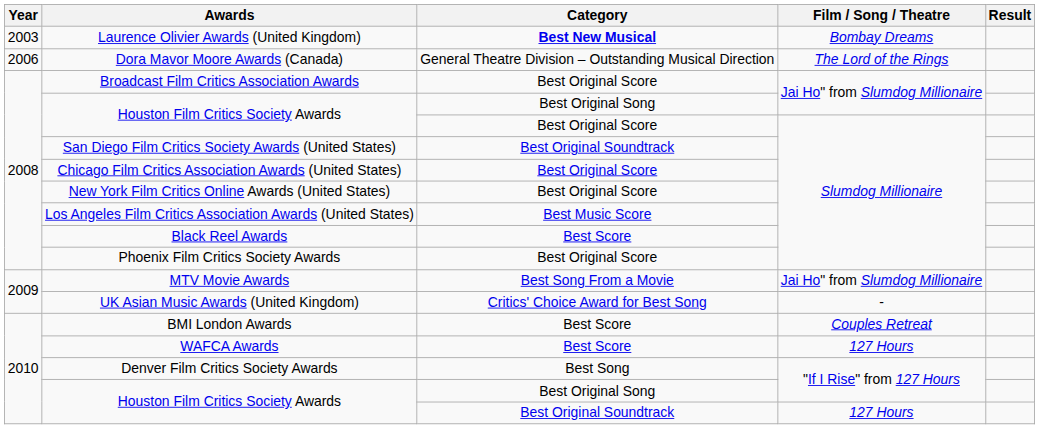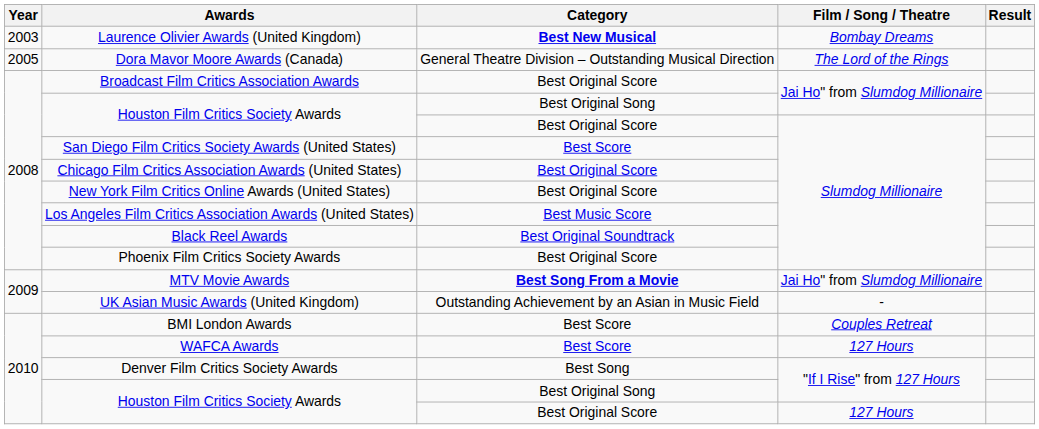(23, 59) 2006 -> (23, 59) 2005
(597, 147) Best Original Soundtrack -> (597, 147) Best Score
(597, 236) Best Score -> (597, 236) Best Original Soundtrack
(597, 280) normal -> (597, 280) bold
(597, 302) Critics' Choice Award for Best Song -> (597, 302) Outstanding Achievement by an Asian in Music Field
(597, 412) Best Original Soundtrack -> (597, 412) Best Original Score
